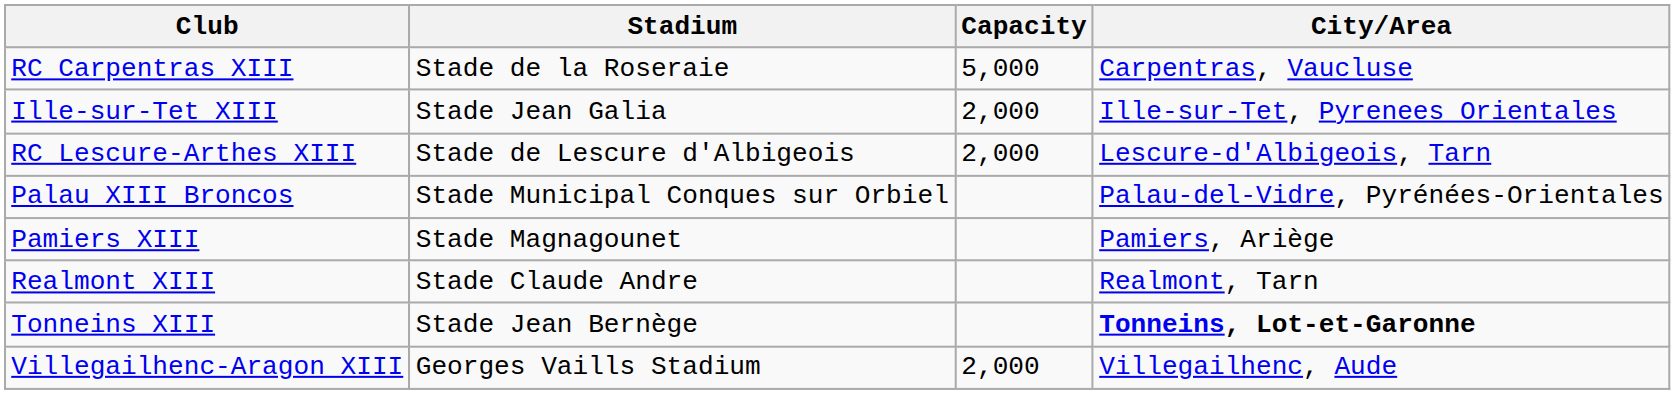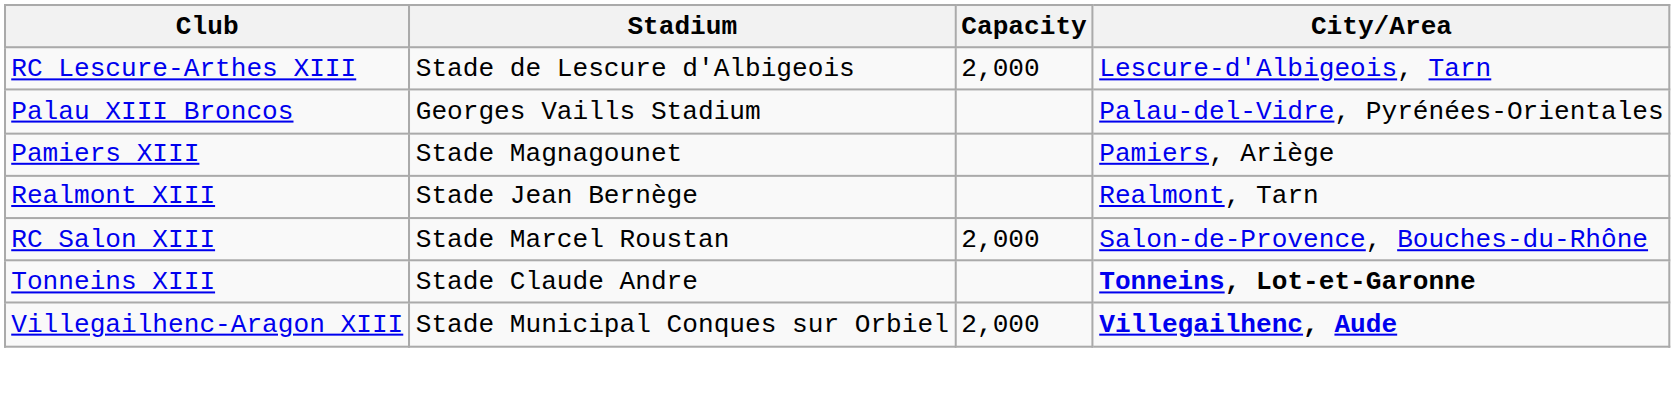- row: (152, 69)
- row: (145, 111)
(682, 197) Stade Municipal Conques sur Orbiel -> (588, 111) Georges Vaills Stadium
(557, 282) Stade Claude Andre -> (557, 197) Stade Jean Bernège
+ row: (113, 239)
(557, 324) Stade Jean Bernège -> (557, 282) Stade Claude Andre
(588, 367) Georges Vaills Stadium -> (682, 324) Stade Municipal Conques sur Orbiel
(1248, 367) normal -> (1248, 324) bold
